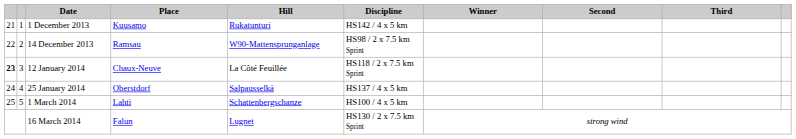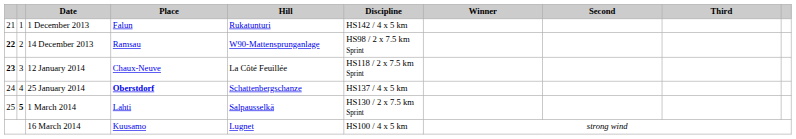(129, 25) Kuusamo -> (123, 25) Falun
(11, 44) normal -> (11, 44) bold
(132, 88) normal -> (134, 88) bold
(252, 88) Salpausselkä -> (265, 88) Schattenbergschanze
(21, 102) normal -> (21, 107) bold
(265, 102) Schattenbergschanze -> (252, 107) Salpausselkä
(377, 102) HS100 / 4 x 5 km -> (380, 107) HS130 / 2 x 7.5 km Sprint
(123, 121) Falun -> (129, 126) Kuusamo
(380, 121) HS130 / 2 x 7.5 km Sprint -> (377, 126) HS100 / 4 x 5 km
